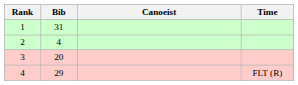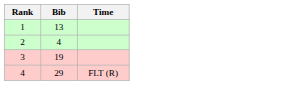- column: (159, 12)
(59, 27) 31 -> (59, 27) 13
(59, 58) 20 -> (59, 58) 19
